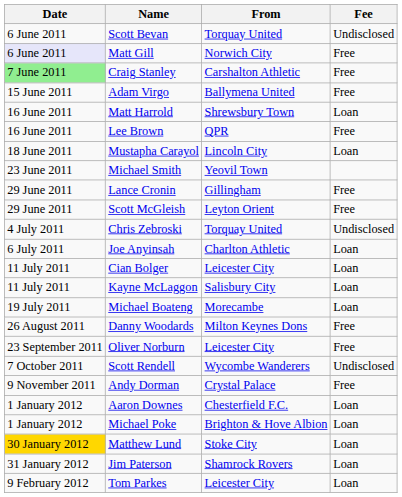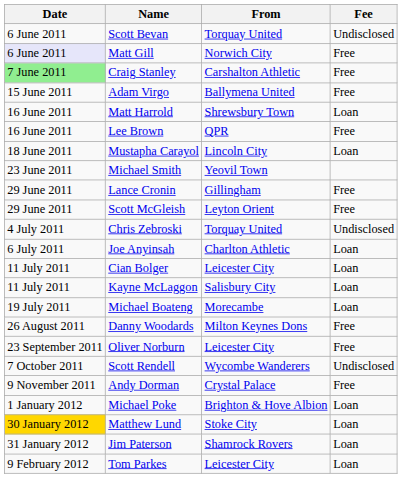- row: (145, 405)
